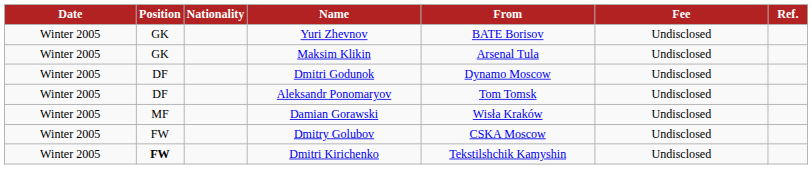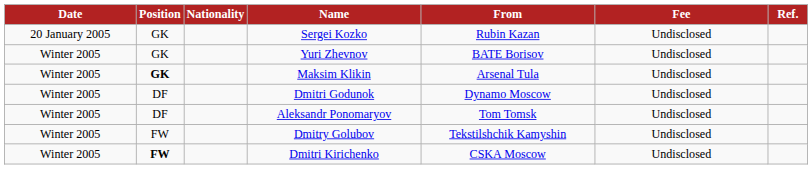+ row: (334, 34)
(160, 54) normal -> (160, 74) bold
- row: (334, 114)
(508, 134) CSKA Moscow -> (508, 134) Tekstilshchik Kamyshin
(508, 154) Tekstilshchik Kamyshin -> (508, 154) CSKA Moscow
